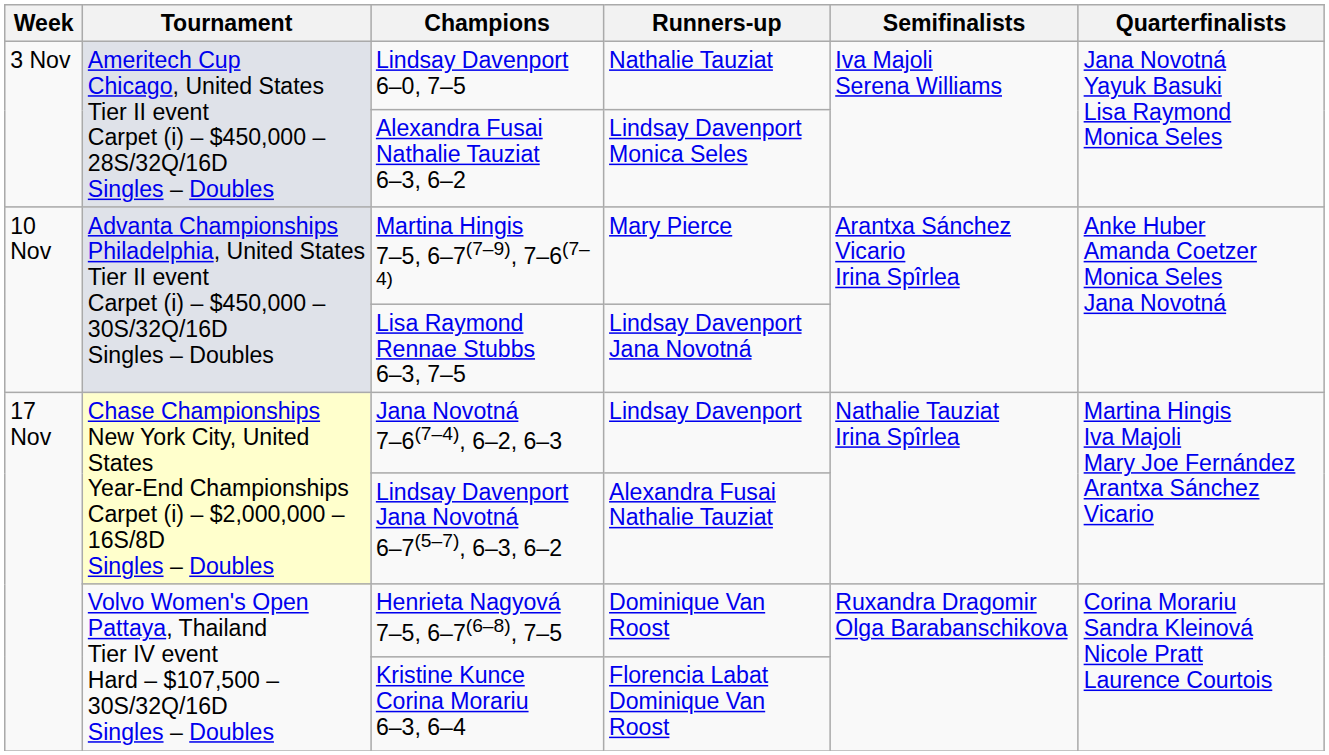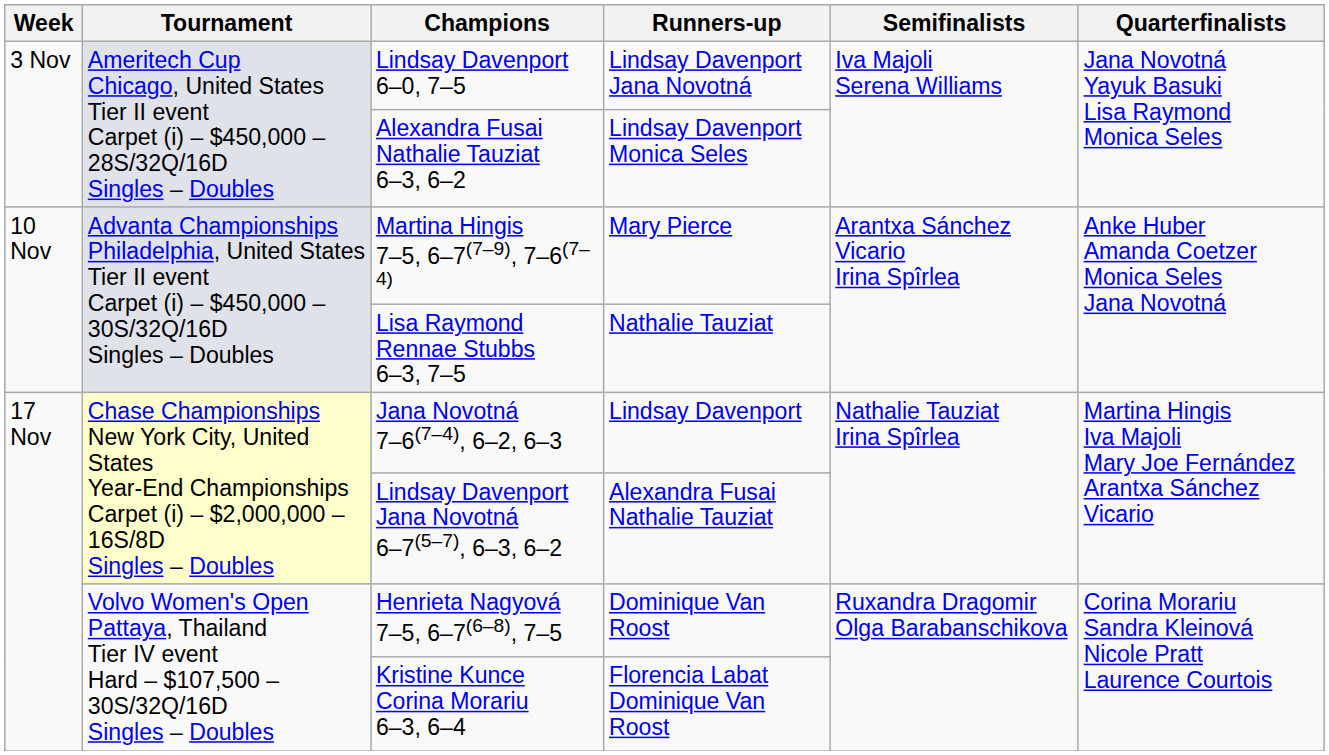(691, 60) Nathalie Tauziat -> (705, 73) Lindsay Davenport Jana Novotná
(705, 336) Lindsay Davenport Jana Novotná -> (691, 323) Nathalie Tauziat
